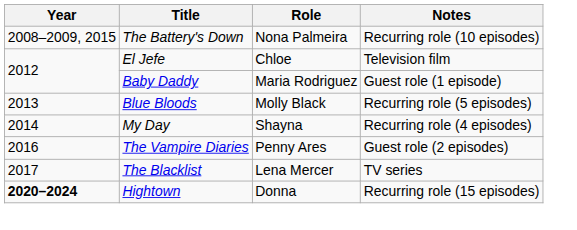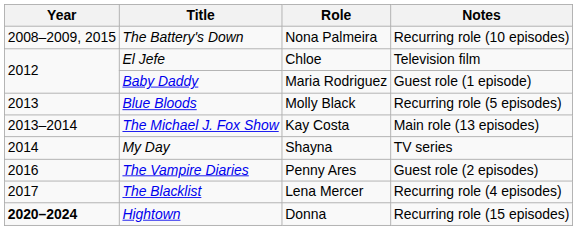+ row: (201, 125)
(448, 125) Recurring role (4 episodes) -> (423, 147) TV series
(393, 170) TV series -> (478, 192) Recurring role (4 episodes)
